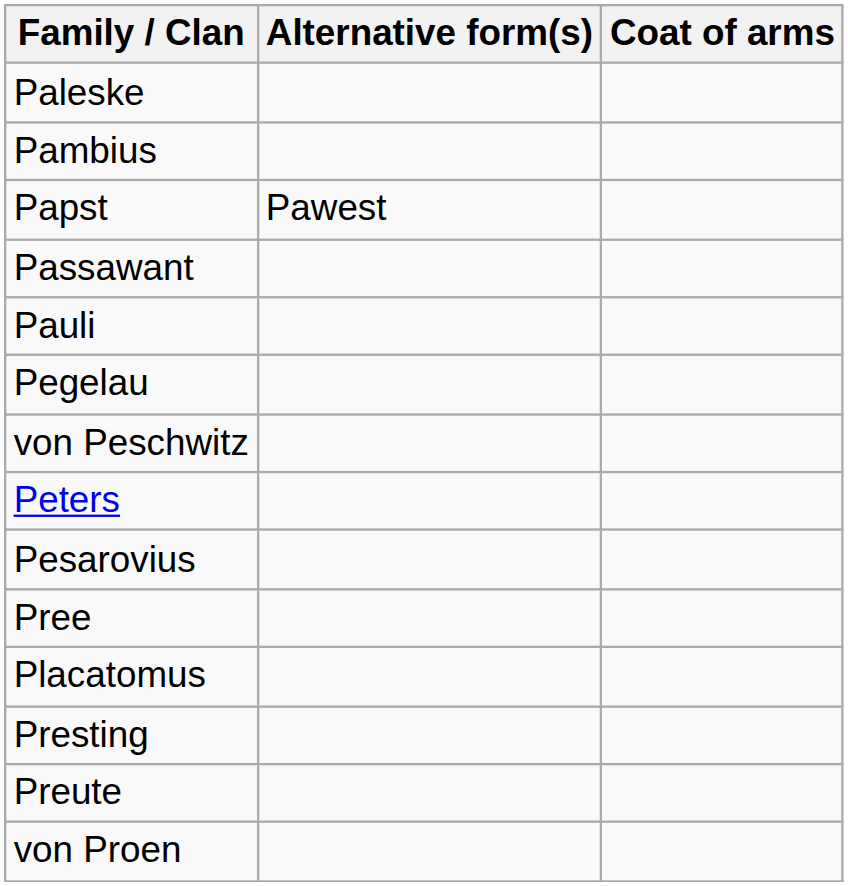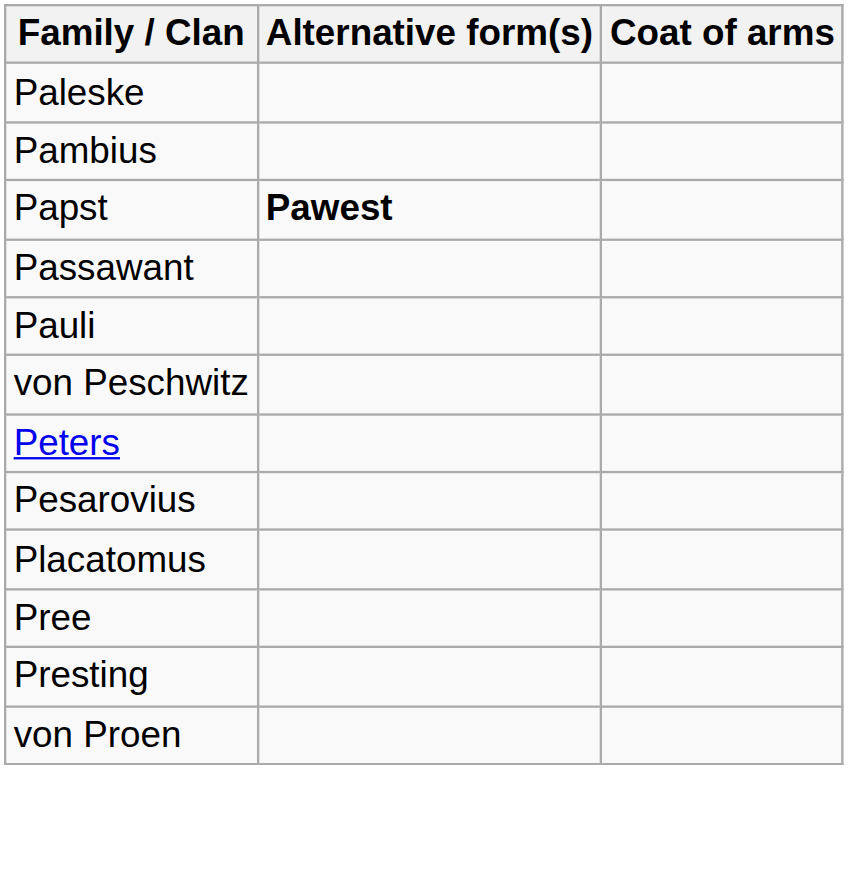(326, 208) normal -> (329, 208) bold
- row: (81, 383)
rows swapped: (110, 675) <-> (52, 617)
- row: (68, 792)
